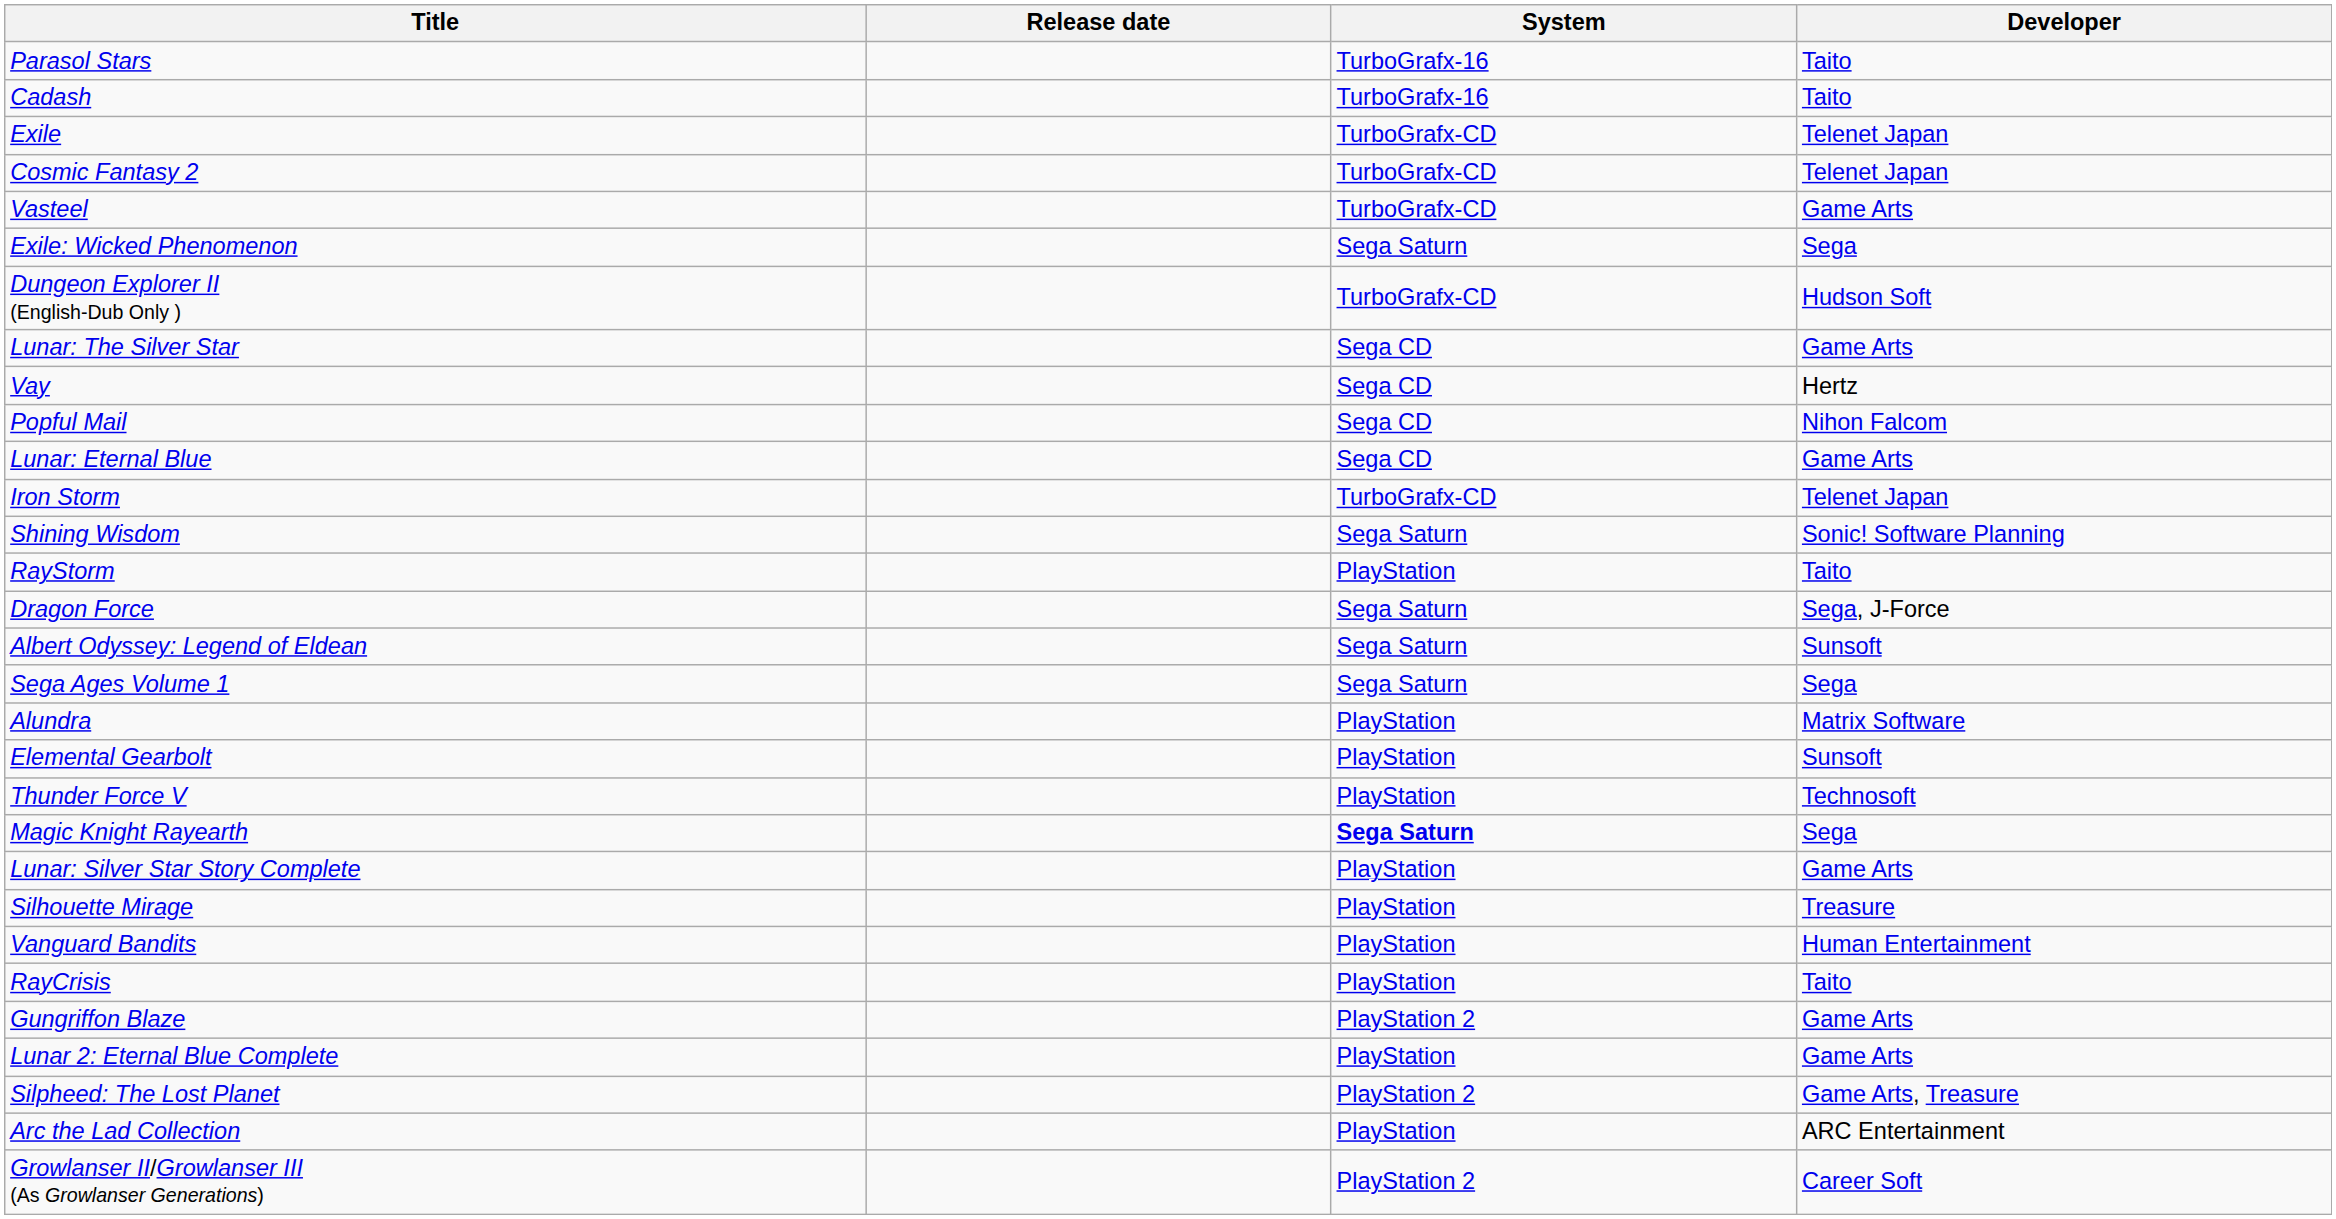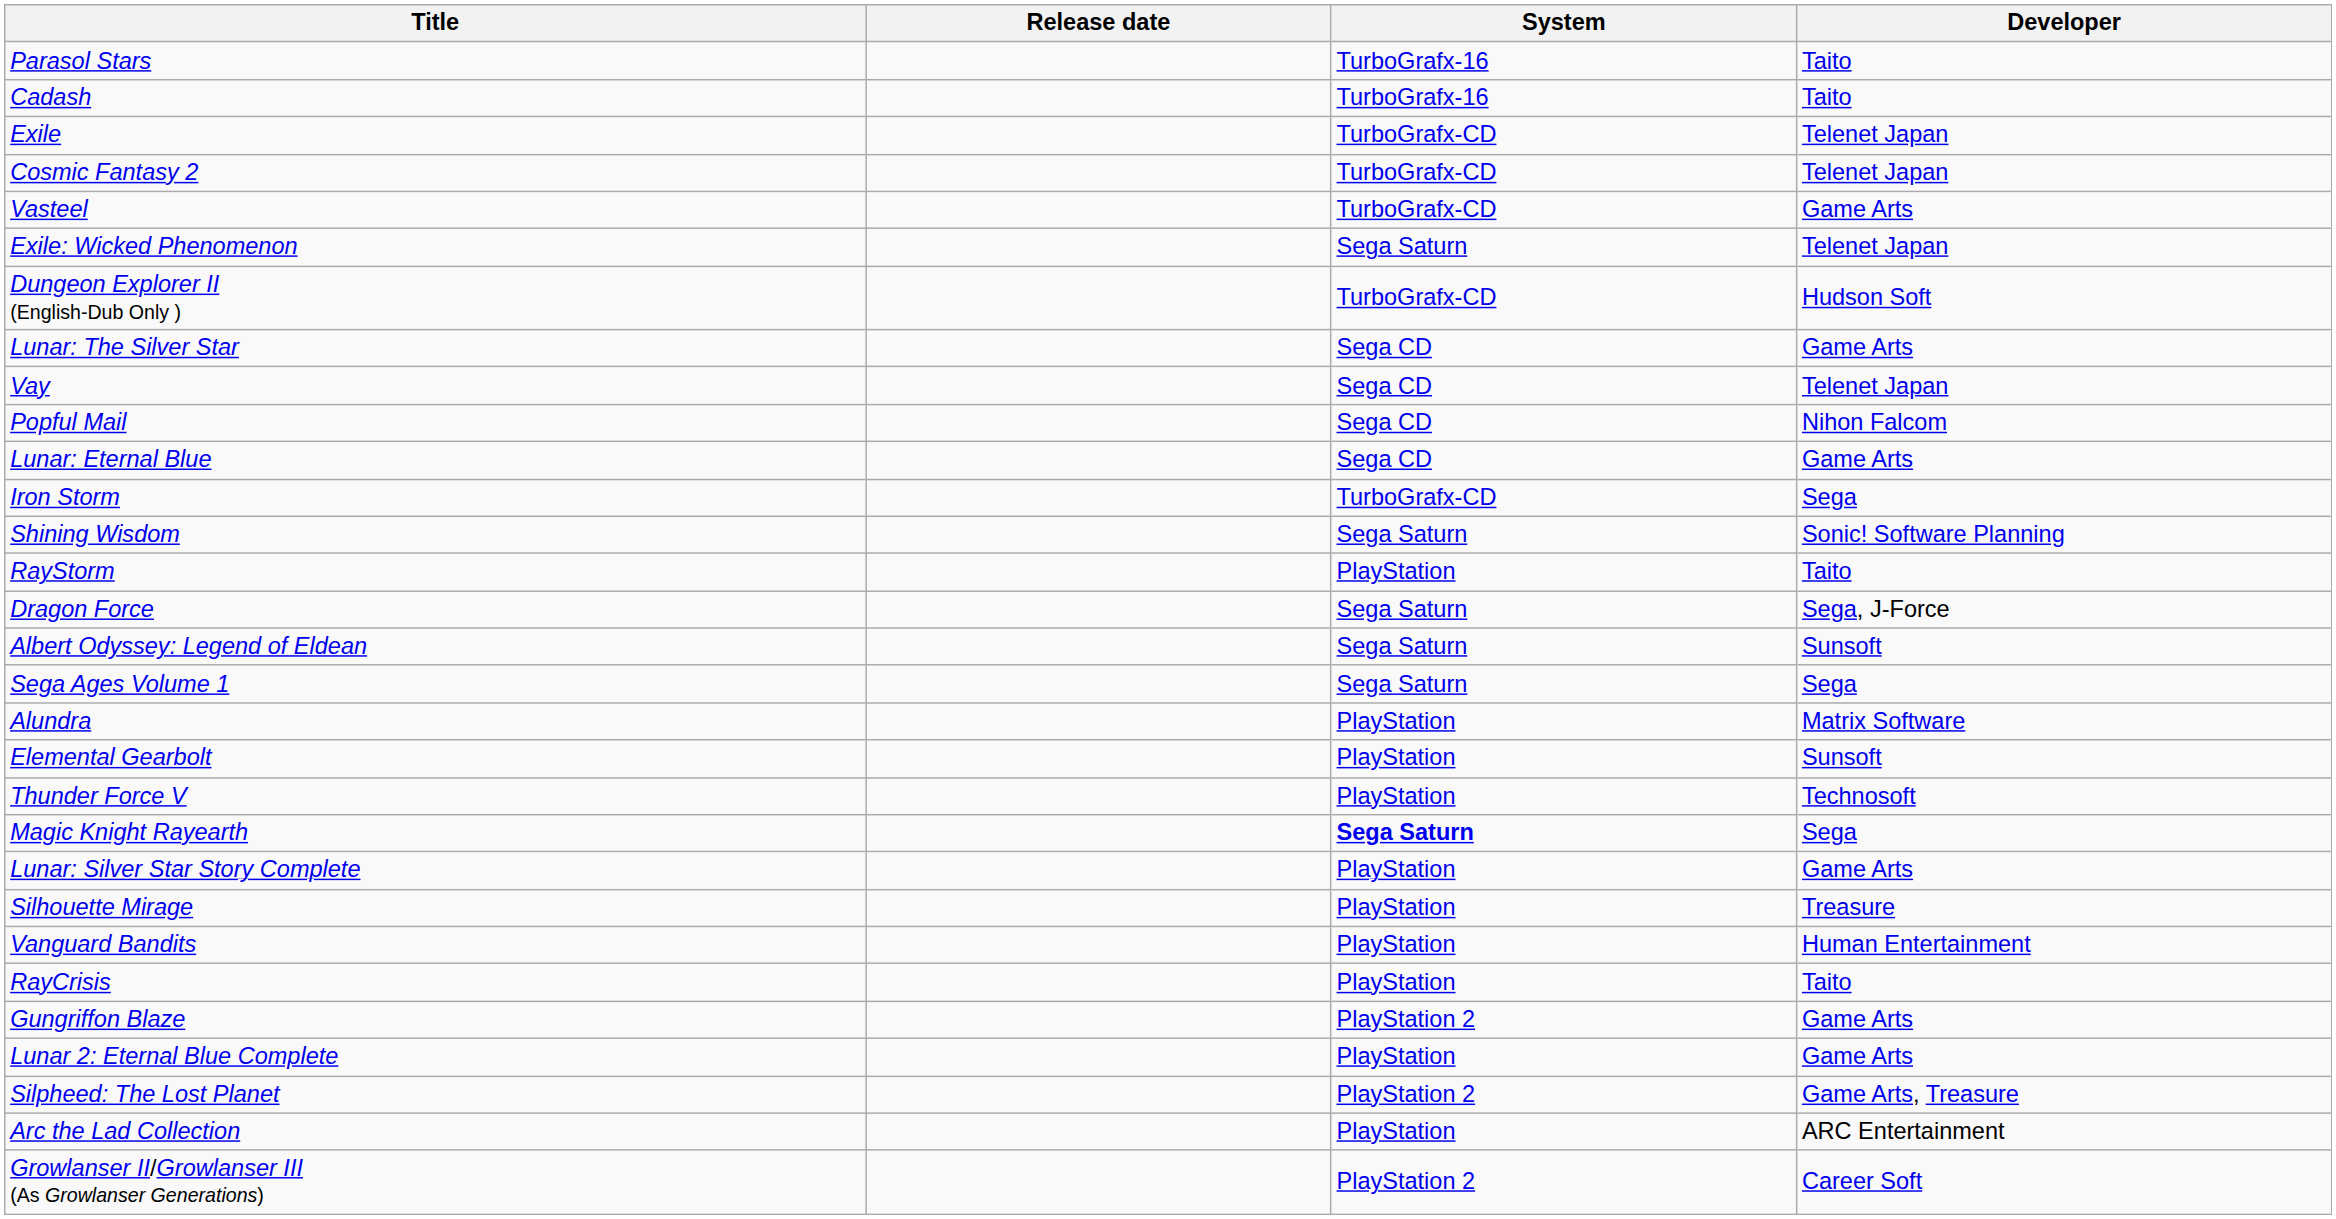(1829, 246) Sega -> (1875, 246) Telenet Japan
(1830, 385) Hertz -> (1875, 385) Telenet Japan
(1875, 497) Telenet Japan -> (1829, 497) Sega
